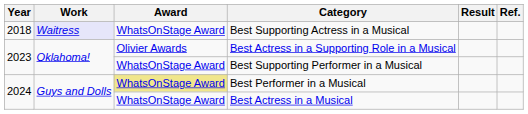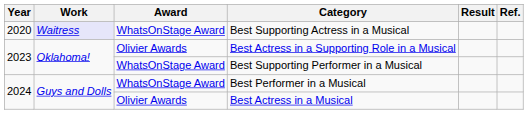(19, 30) 2018 -> (19, 30) 2020
(171, 83) khaki background -> (171, 83) no background
(171, 100) WhatsOnStage Award -> (152, 100) Olivier Awards
